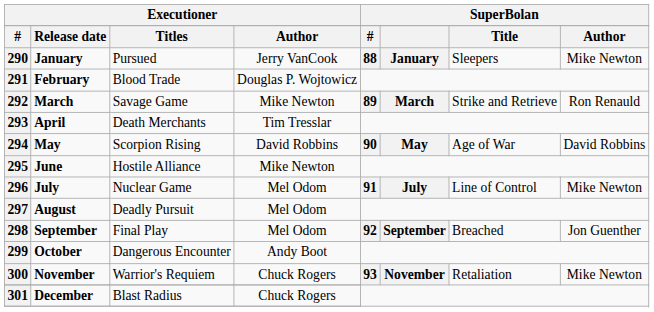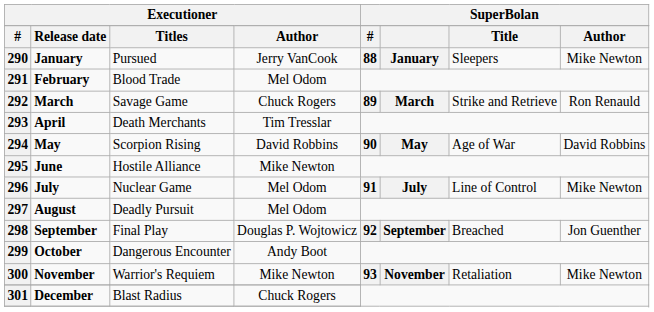(297, 79) Douglas P. Wojtowicz -> (297, 79) Mel Odom
(297, 101) Mike Newton -> (297, 101) Chuck Rogers
(297, 230) Mel Odom -> (297, 230) Douglas P. Wojtowicz
(297, 274) Chuck Rogers -> (297, 274) Mike Newton
